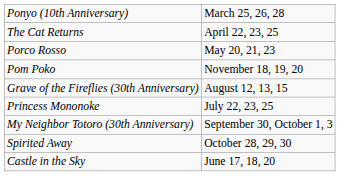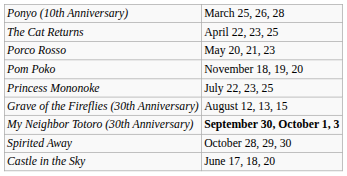rows swapped: (53, 106) <-> (103, 87)
(268, 124) normal -> (272, 124) bold
